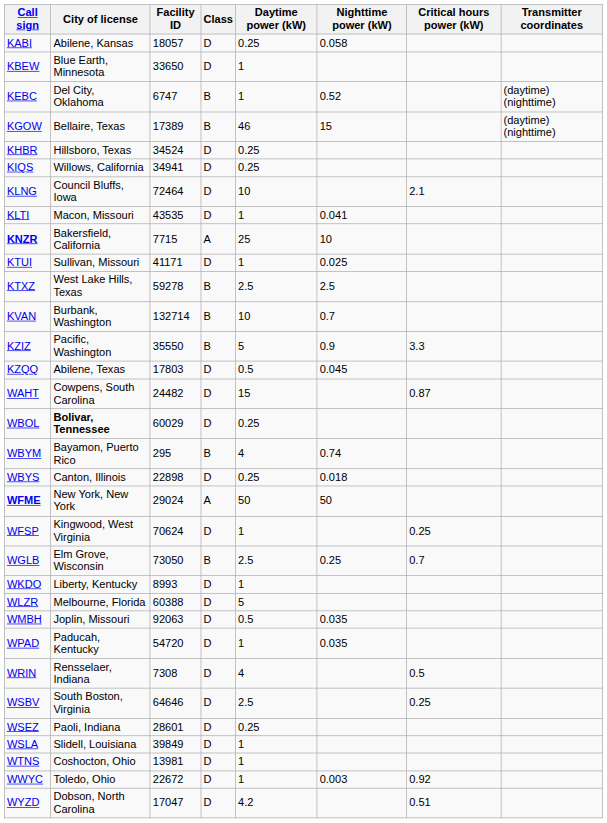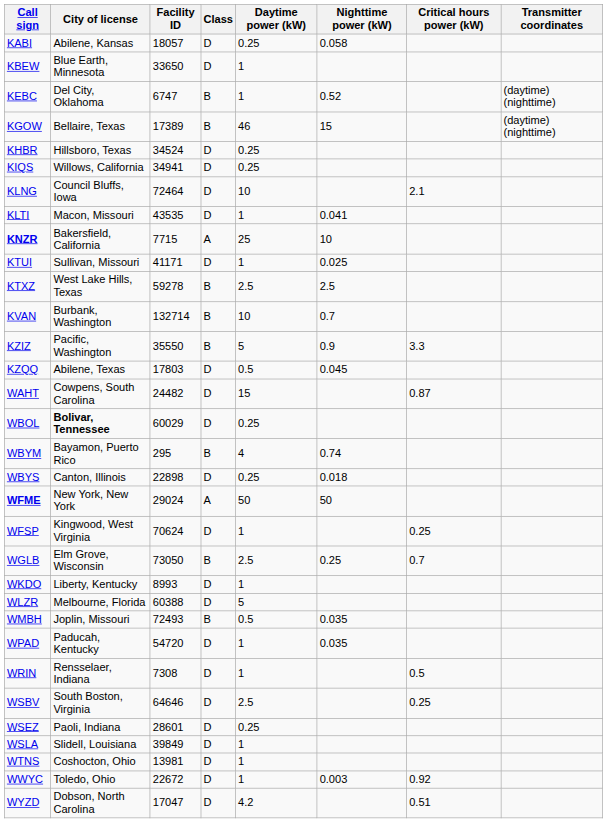(168, 619) 92063 -> (168, 619) 72493
(207, 619) D -> (207, 619) B
(241, 673) 4 -> (241, 673) 1
